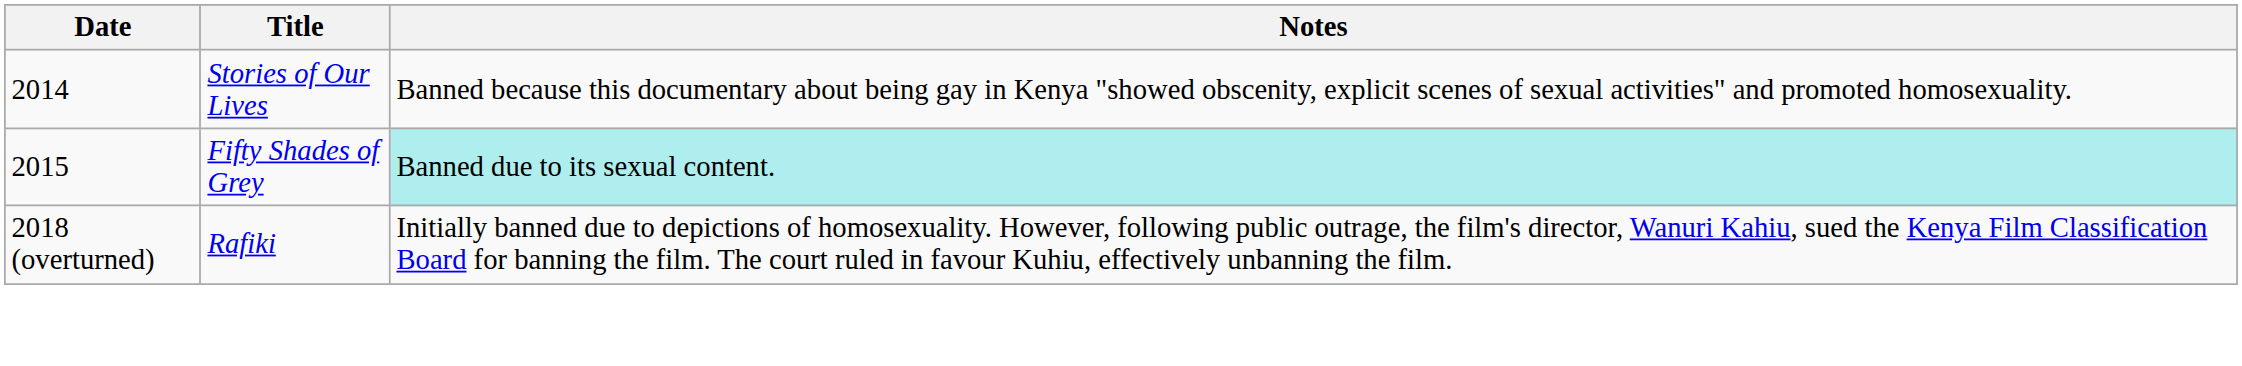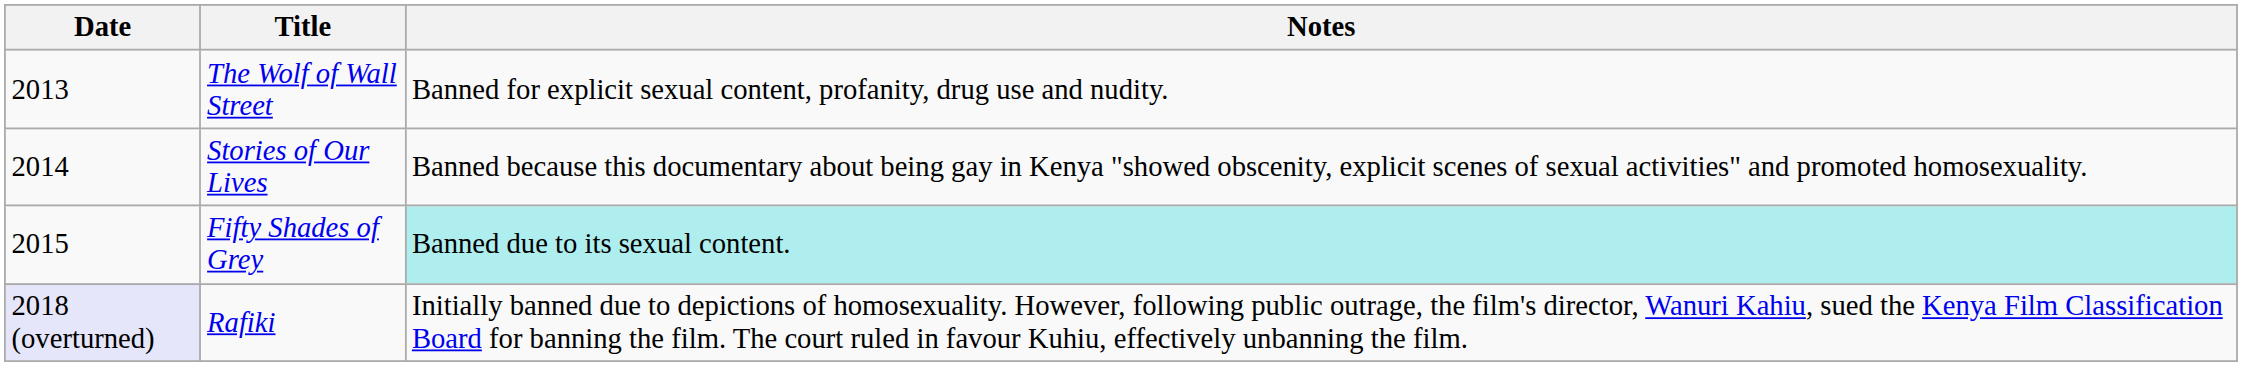+ row: (302, 88)
(83, 244) no background -> (83, 321) lavender background
